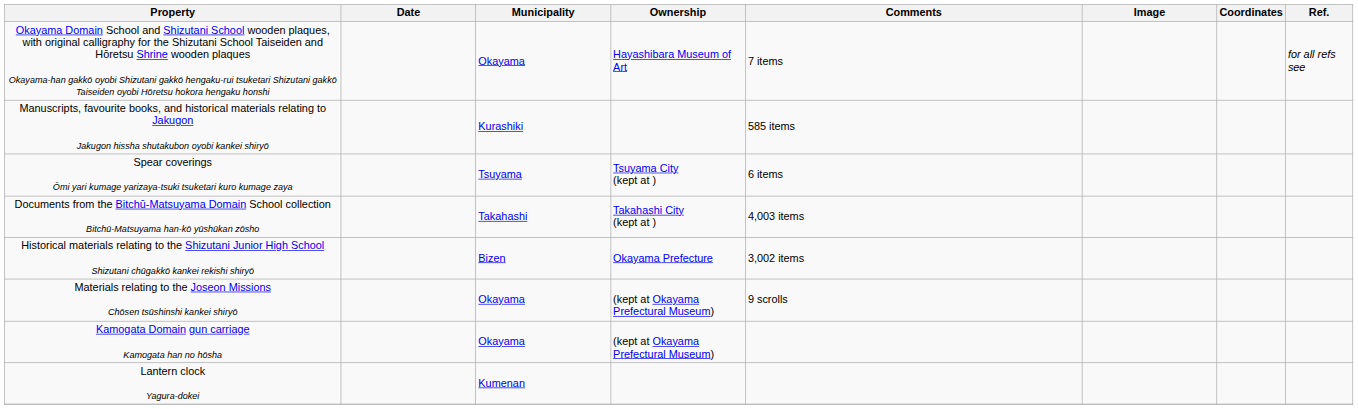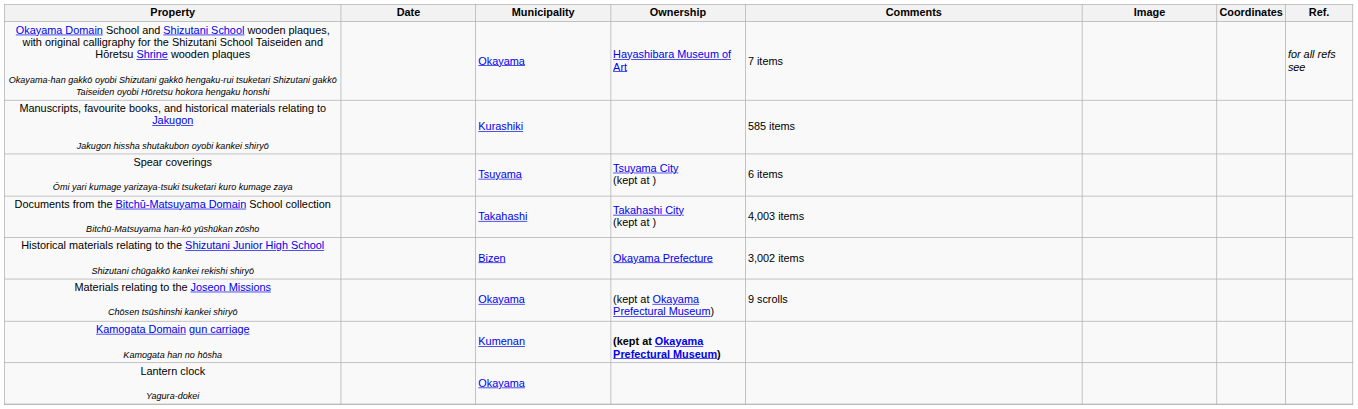(502, 341) Okayama -> (502, 341) Kumenan
(664, 348) normal -> (667, 348) bold
(502, 383) Kumenan -> (502, 383) Okayama
